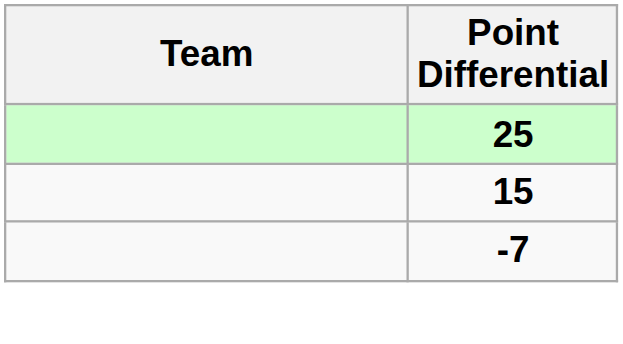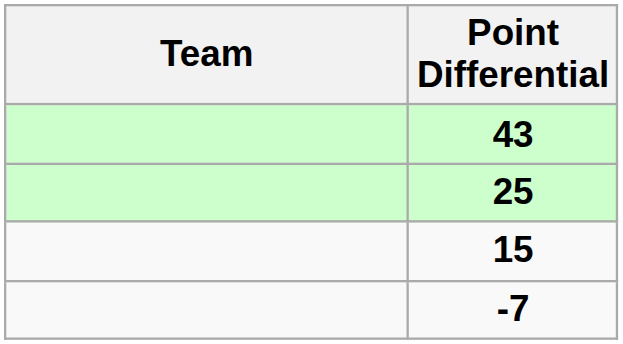+ row: (513, 133)
